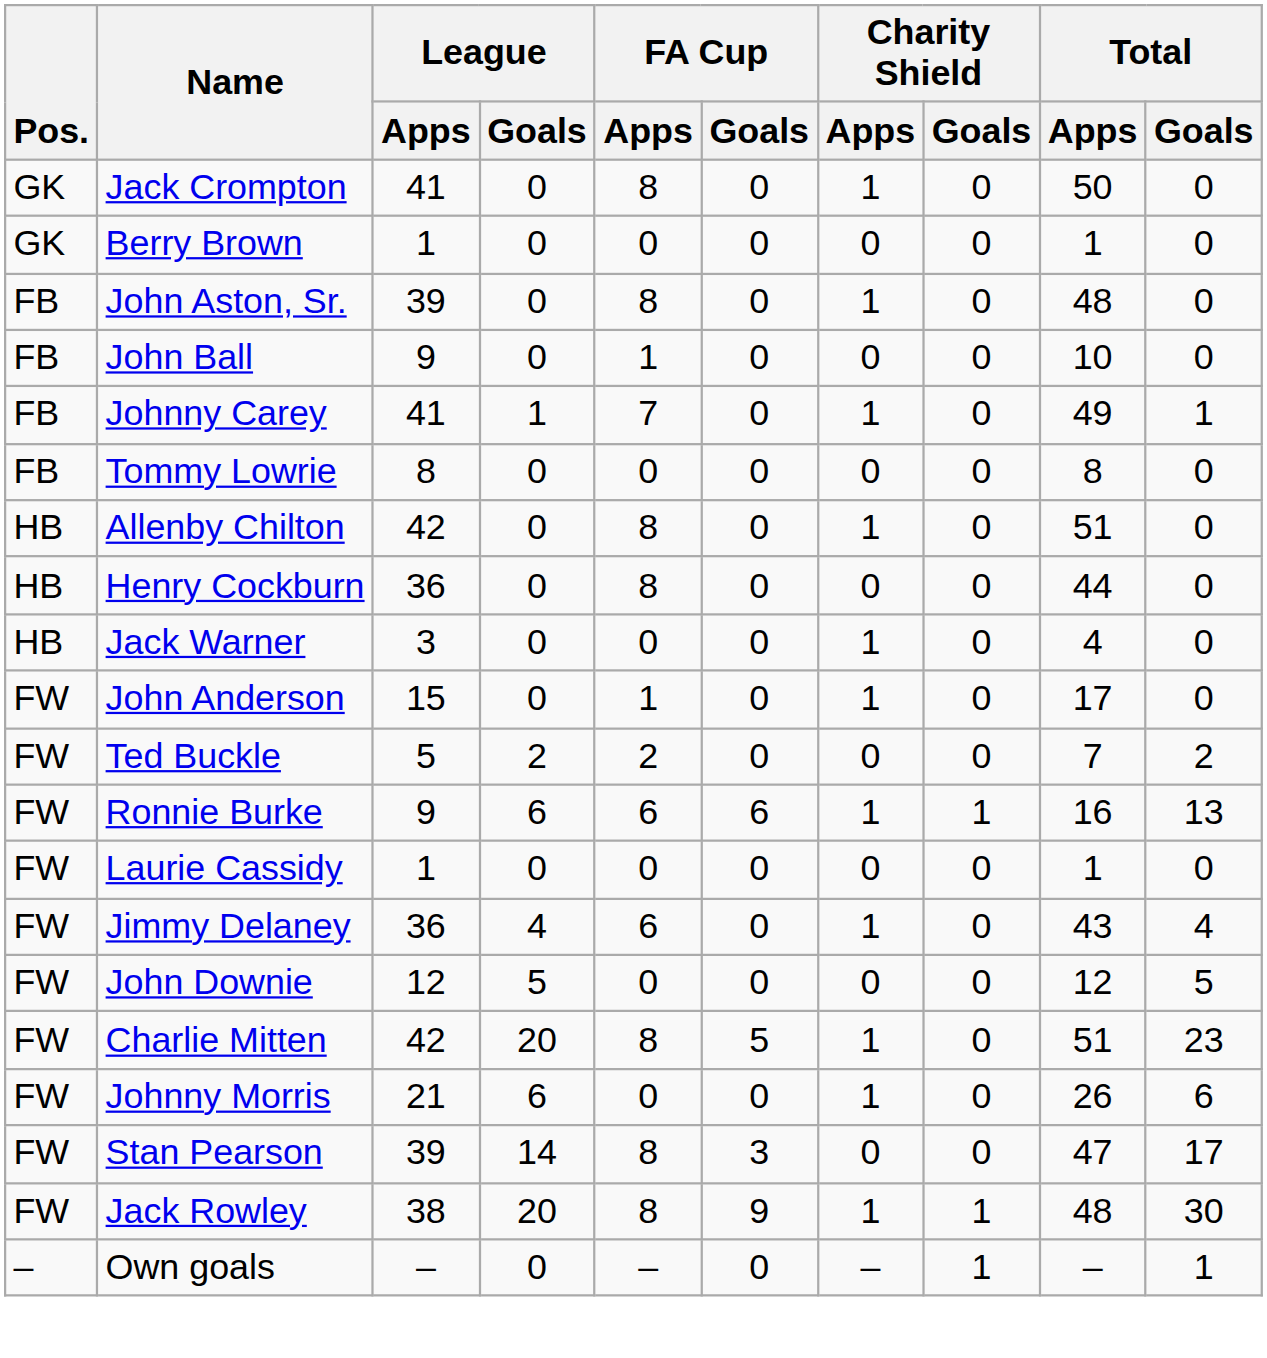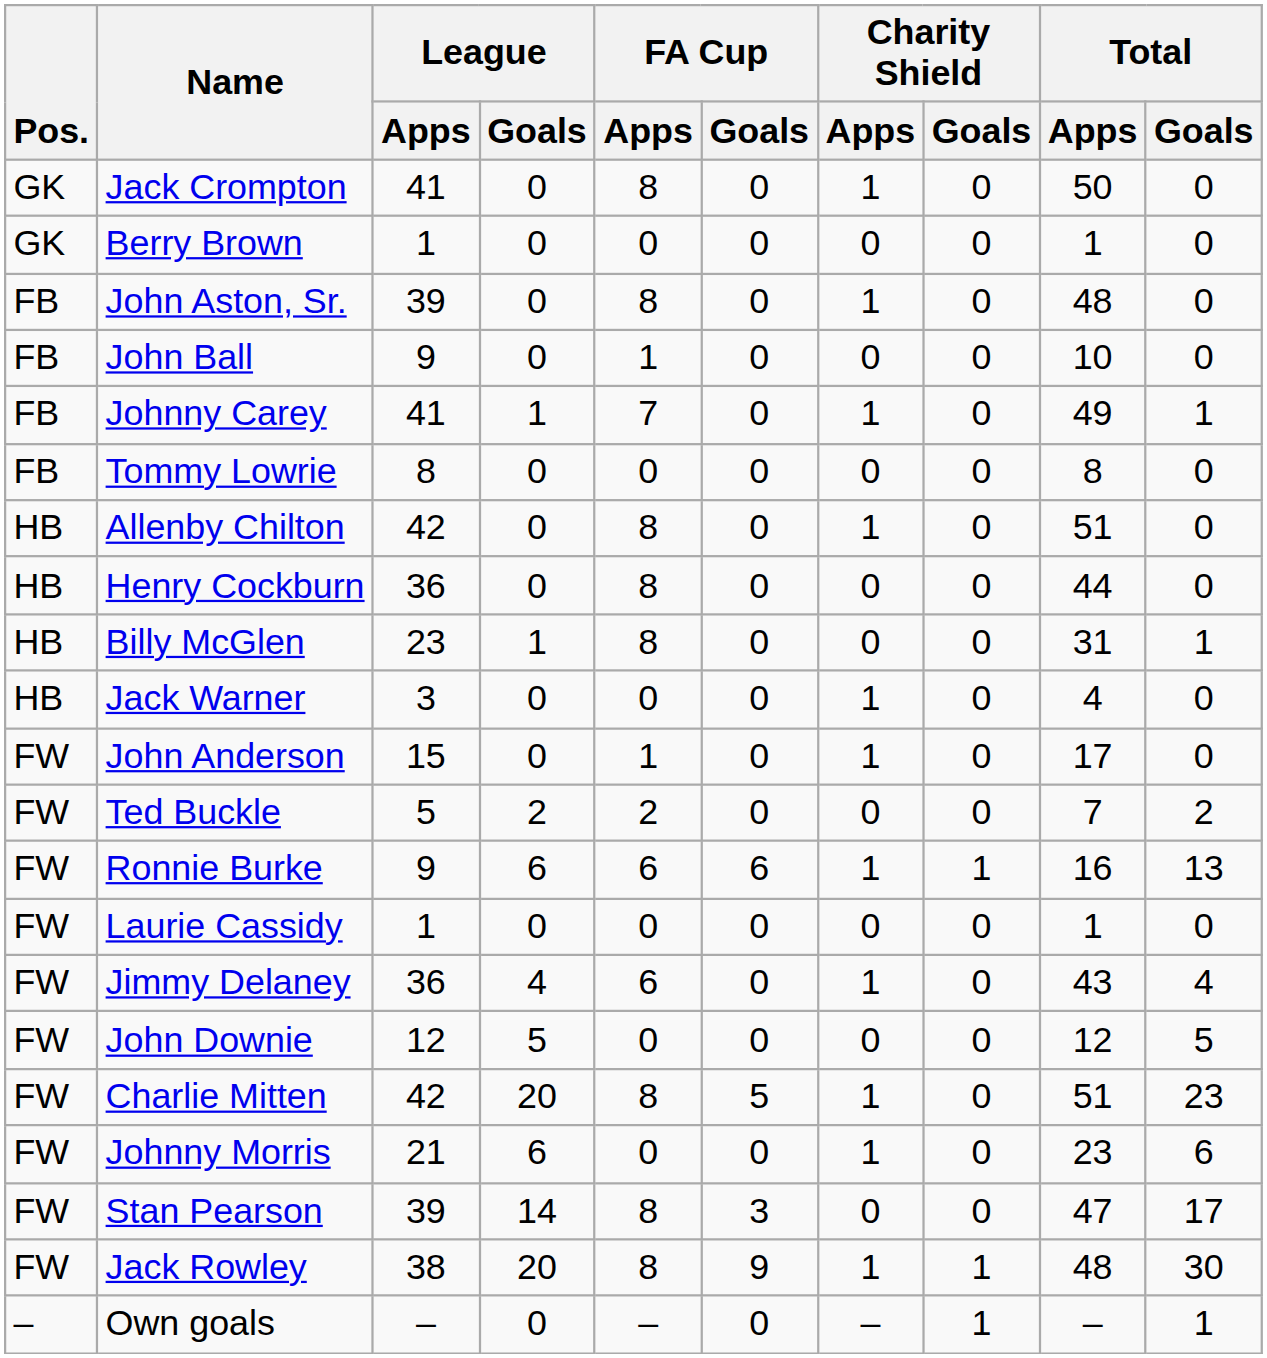+ row: (205, 641)
(1093, 1096) 26 -> (1093, 1153) 23
